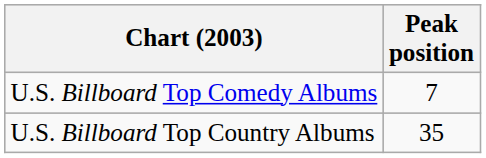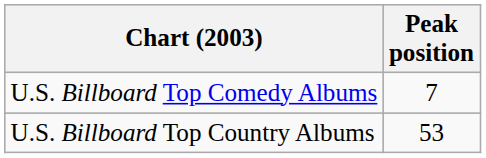(431, 132) 35 -> (431, 132) 53
